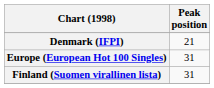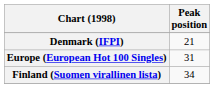(189, 74) 31 -> (189, 74) 34
